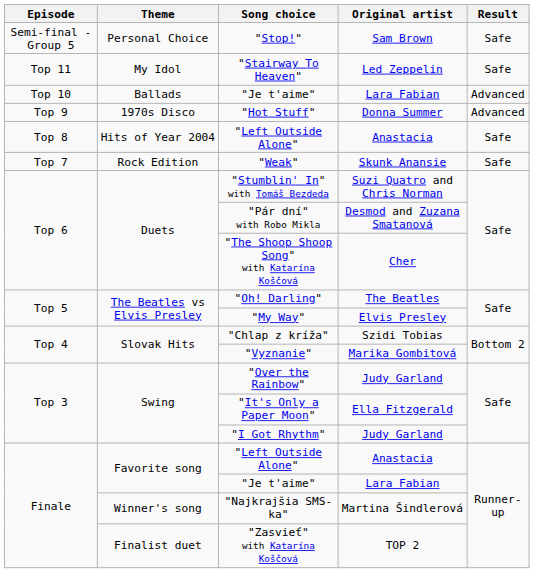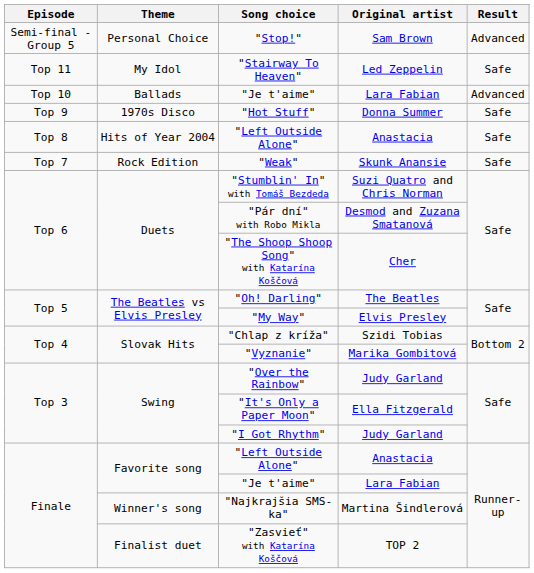(498, 38) Safe -> (498, 38) Advanced
(498, 112) Advanced -> (498, 112) Safe
